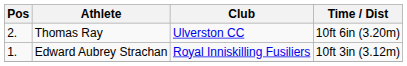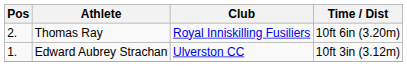(209, 33) Ulverston CC -> (242, 33) Royal Inniskilling Fusiliers
(242, 52) Royal Inniskilling Fusiliers -> (209, 52) Ulverston CC
